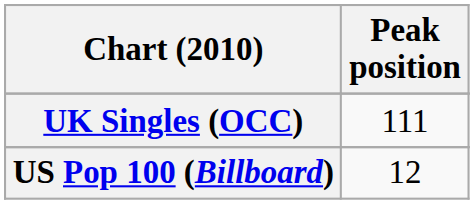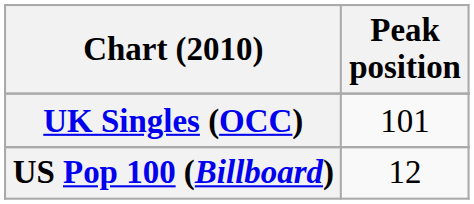(405, 119) 111 -> (405, 119) 101
